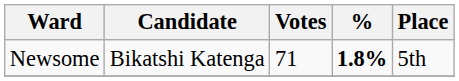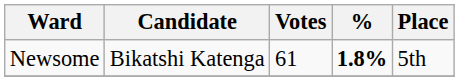(286, 57) 71 -> (286, 57) 61
